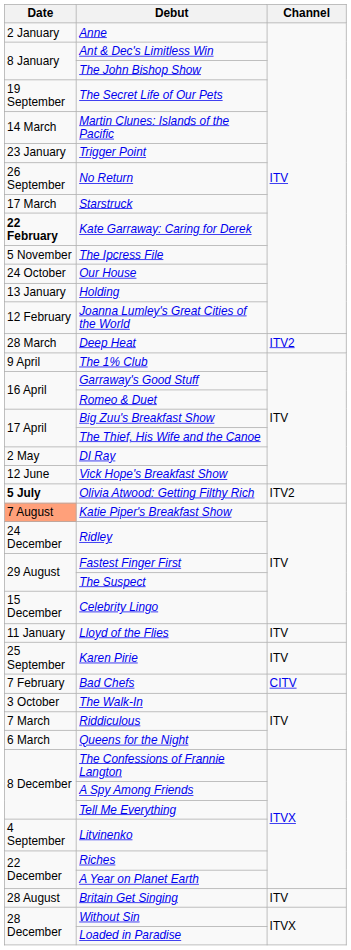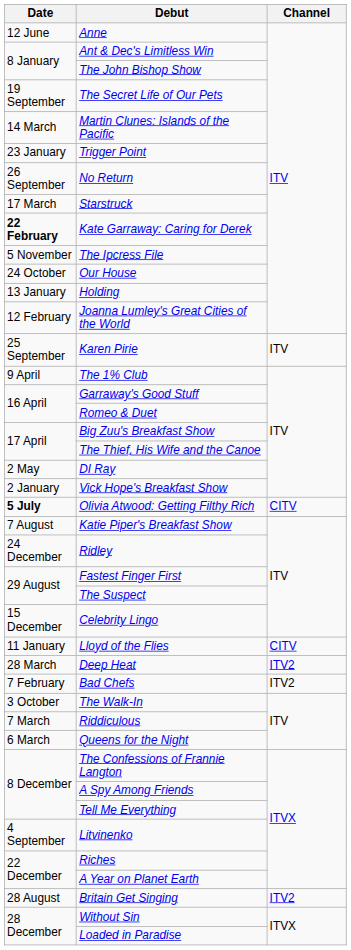(33, 32) 2 January -> (28, 32) 12 June
rows swapped: (107, 343) <-> (108, 658)
(28, 474) 12 June -> (33, 488) 2 January
(282, 493) ITV2 -> (283, 506) CITV
(30, 512) lightsalmon background -> (30, 525) no background
(279, 632) ITV -> (283, 646) CITV
(283, 683) CITV -> (282, 683) ITV2
(279, 898) ITV -> (282, 898) ITV2
